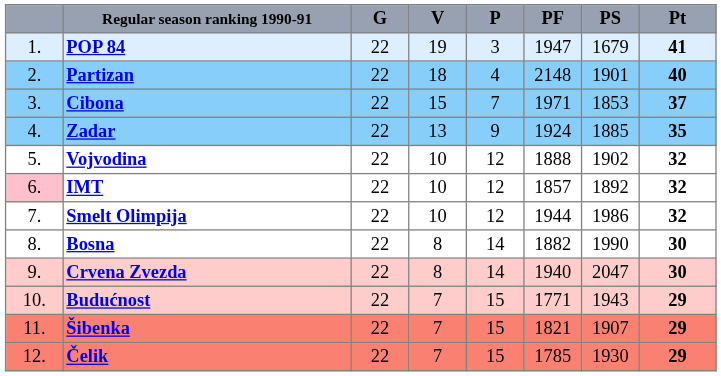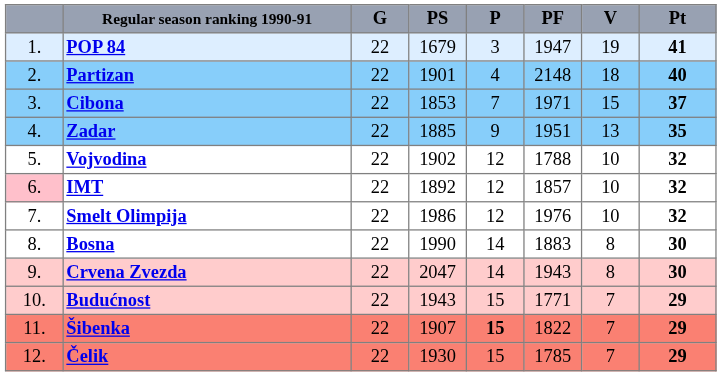columns swapped: (438, 18) <-> (610, 18)
(553, 131) 1924 -> (553, 131) 1951
(553, 159) 1888 -> (553, 159) 1788
(553, 215) 1944 -> (553, 215) 1976
(553, 243) 1882 -> (553, 243) 1883
(553, 272) 1940 -> (553, 272) 1943
(495, 328) normal -> (495, 328) bold
(553, 328) 1821 -> (553, 328) 1822
